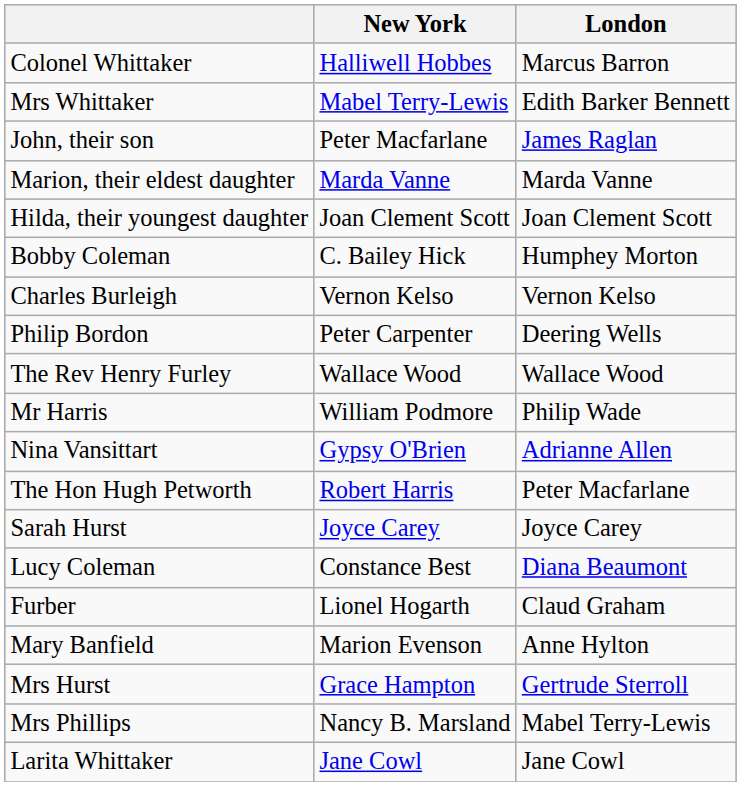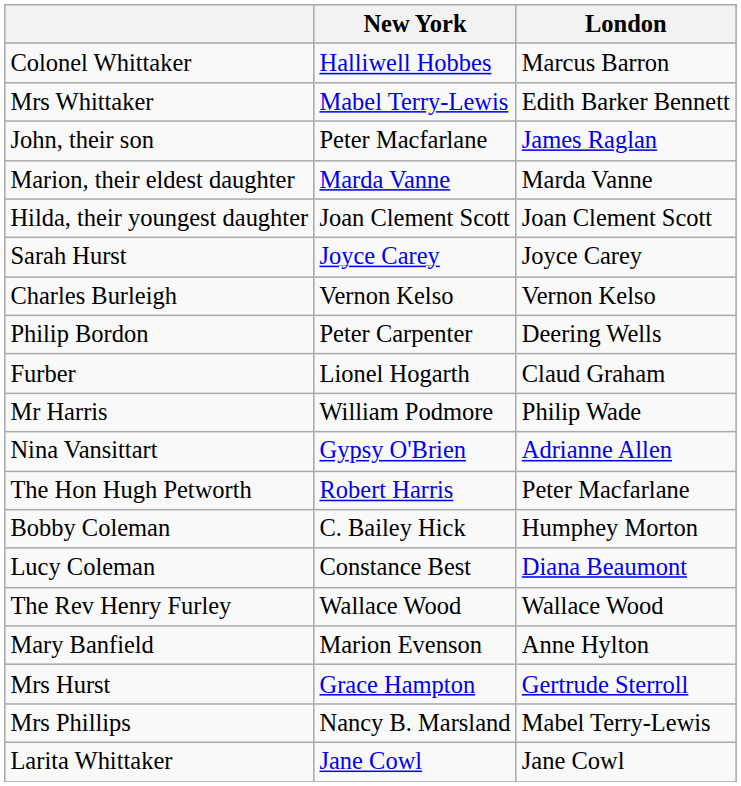rows swapped: (69, 528) <-> (90, 256)
rows swapped: (43, 606) <-> (121, 373)
